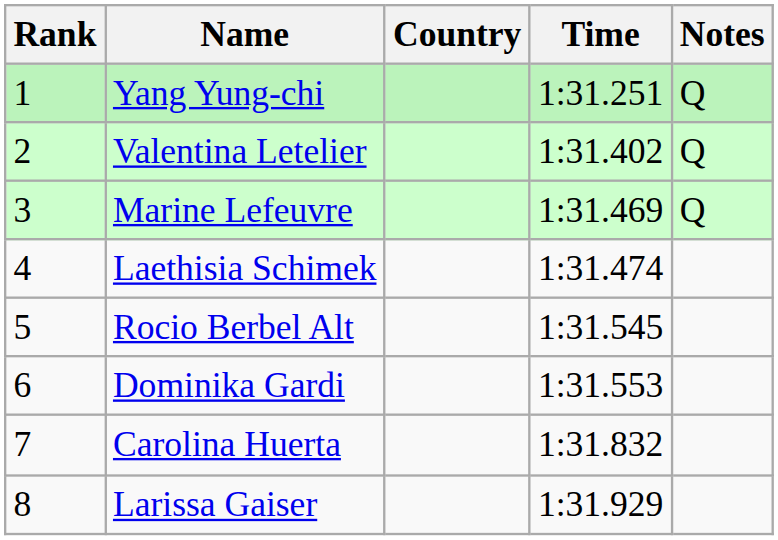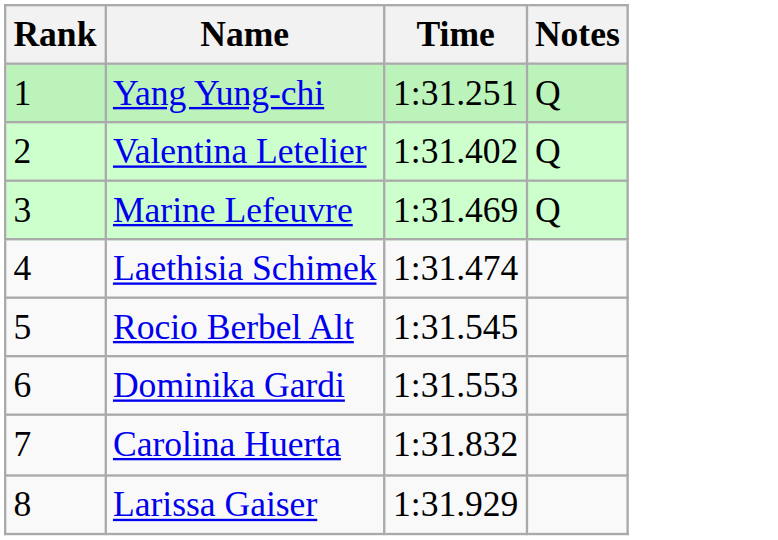- column: (457, 34)
